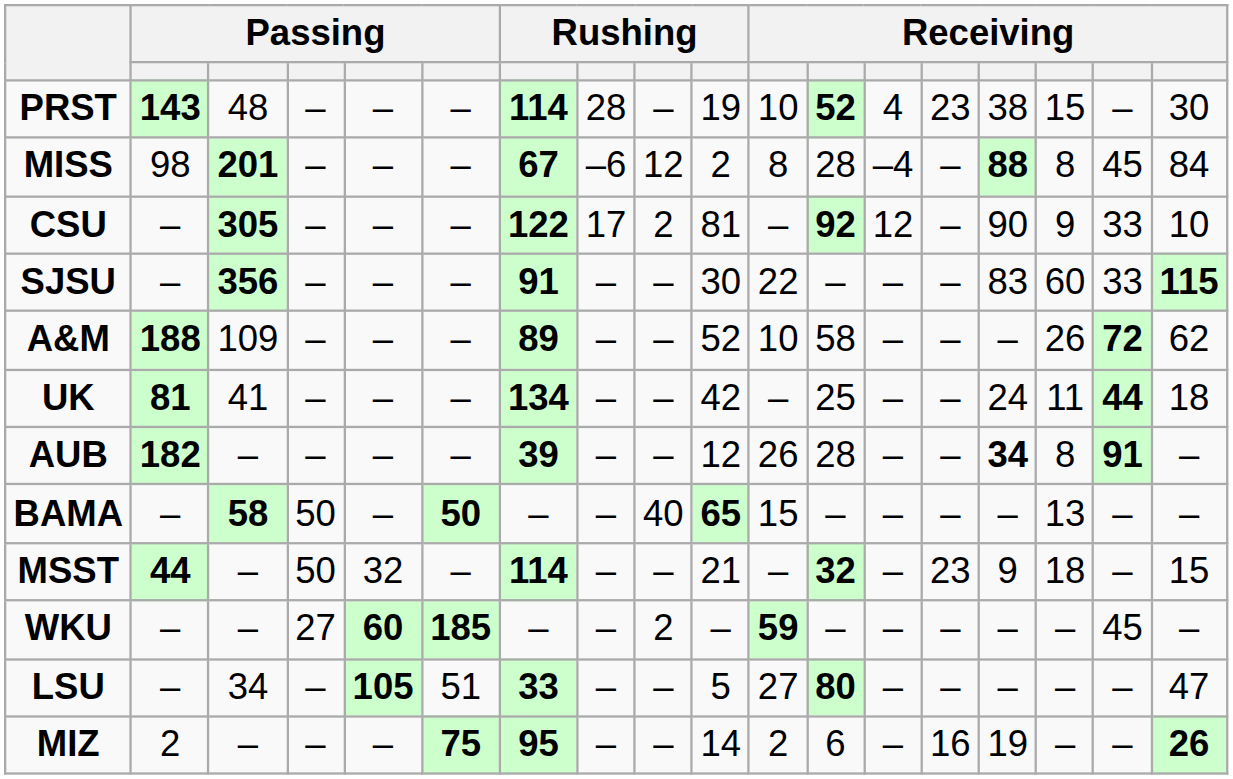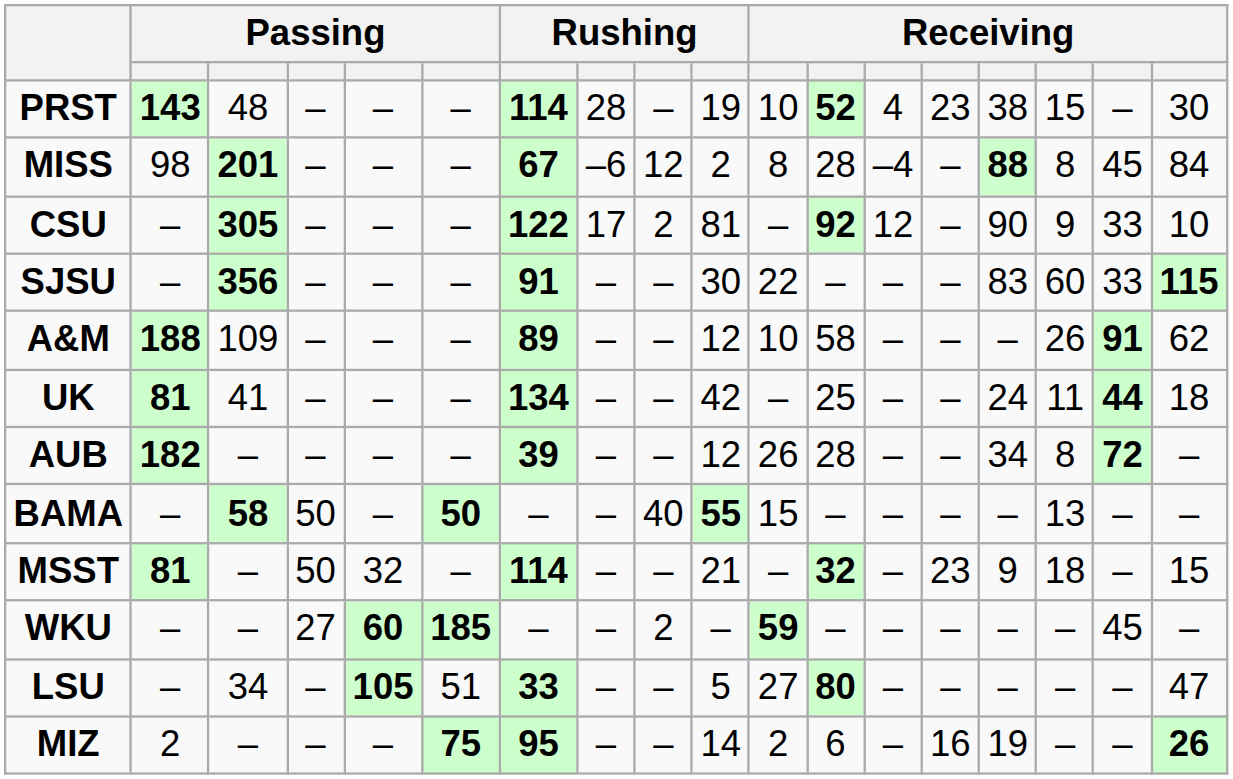(721, 339) 52 -> (721, 339) 12
(1123, 339) 72 -> (1123, 339) 91
(1008, 455) bold -> (1008, 455) normal
(1123, 455) 91 -> (1123, 455) 72
(721, 513) 65 -> (721, 513) 55
(170, 570) 44 -> (170, 570) 81
